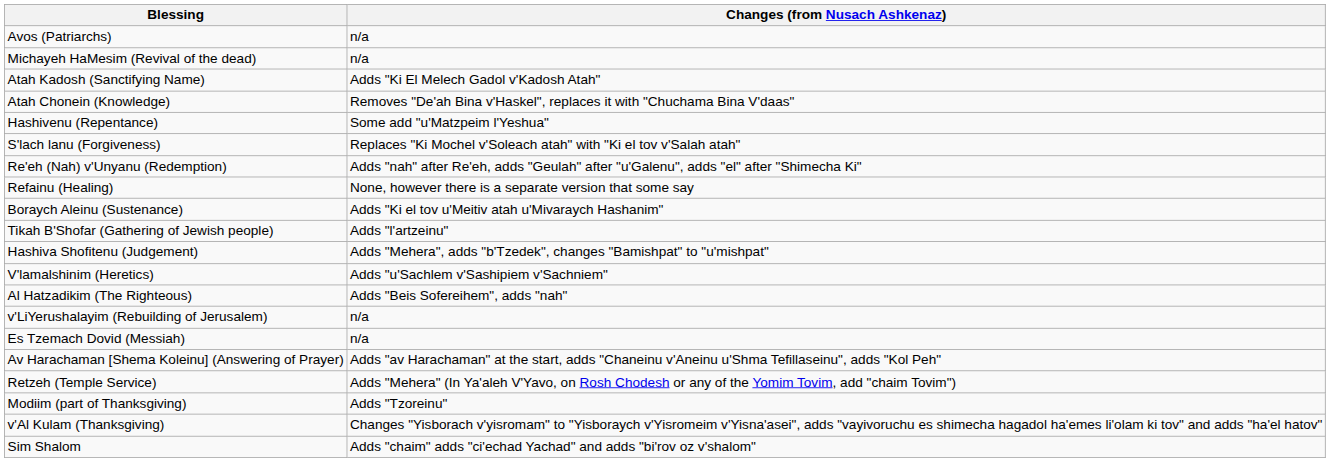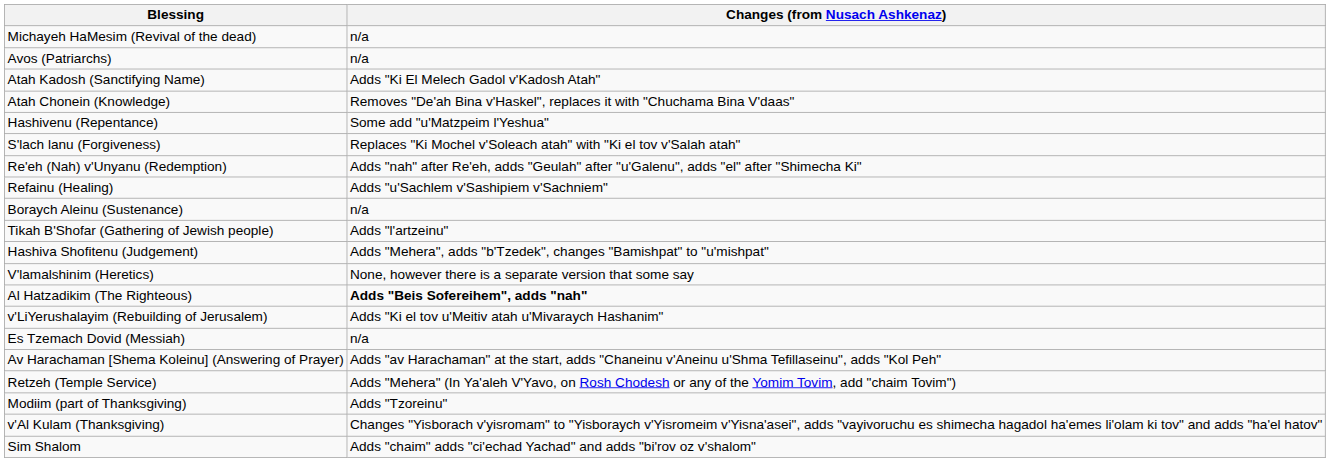rows swapped: (60, 36) <-> (132, 58)
(522, 187) None, however there is a separate version that some say -> (479, 187) Adds "u'Sachlem v'Sashipiem v'Sachniem"
(507, 209) Adds "Ki el tov u'Meitiv atah u'Mivaraych Hashanim" -> (359, 209) n/a
(479, 274) Adds "u'Sachlem v'Sashipiem v'Sachniem" -> (522, 274) None, however there is a separate version that some say
(459, 295) normal -> (469, 295) bold
(359, 317) n/a -> (507, 317) Adds "Ki el tov u'Meitiv atah u'Mivaraych Hashanim"
